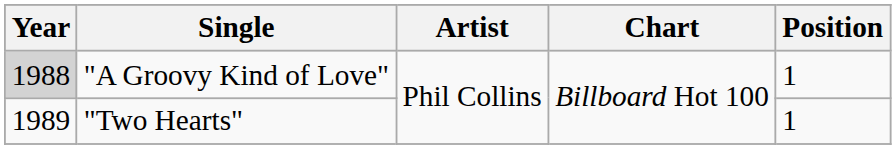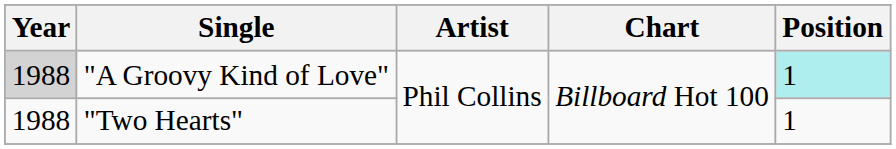(790, 74) no background -> (790, 74) paleturquoise background
(41, 120) 1989 -> (41, 120) 1988
